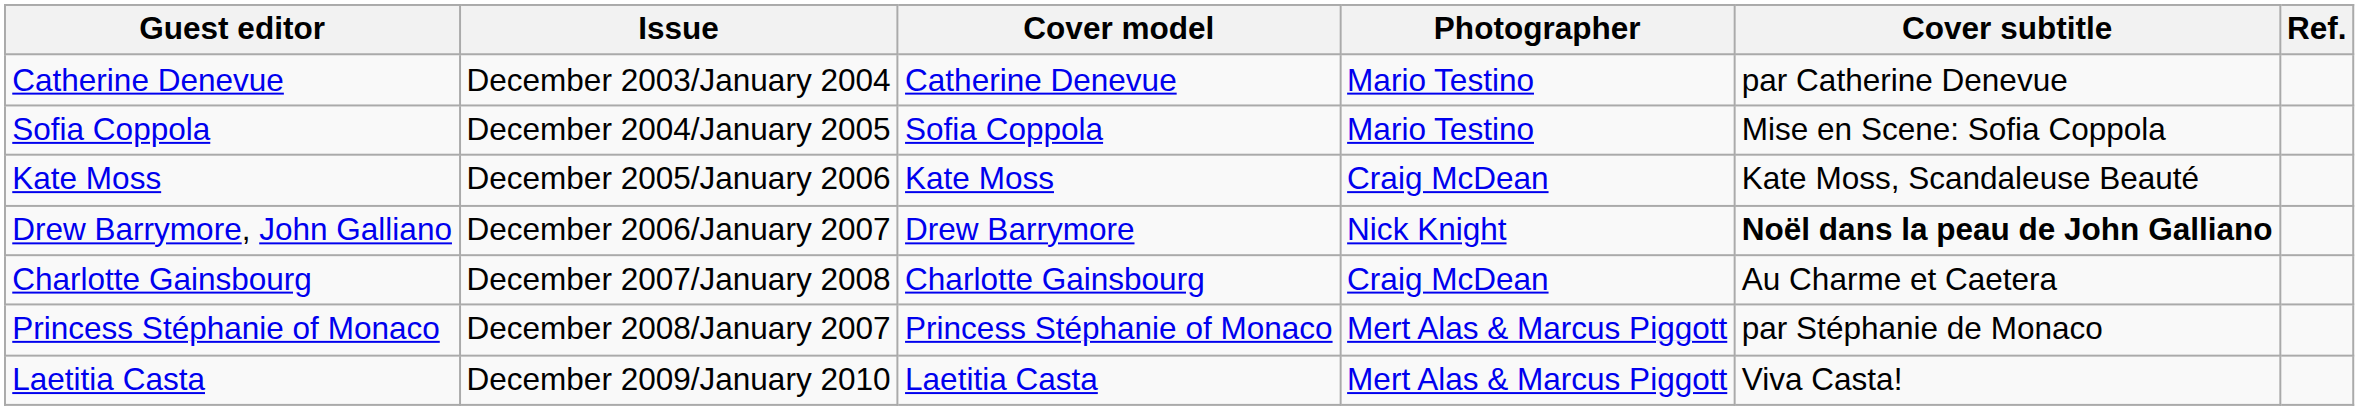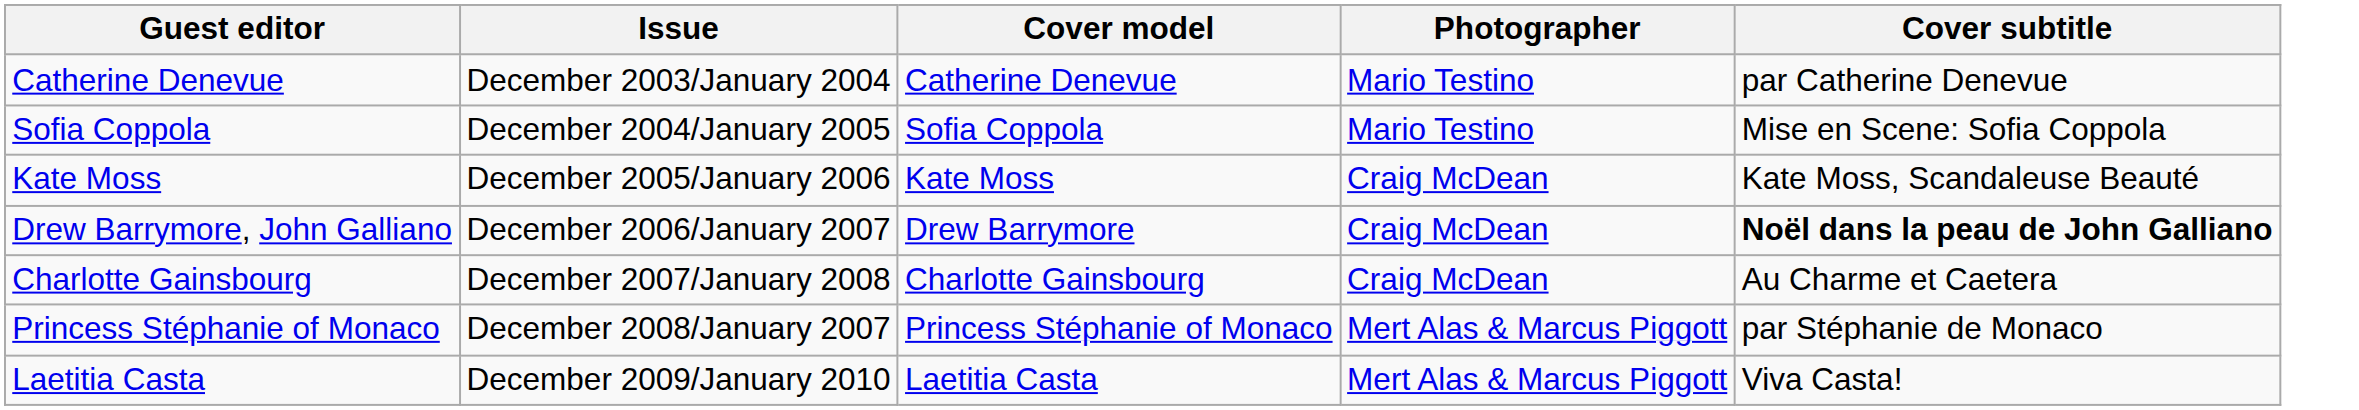- column: (2317, 29)
(1427, 229) Nick Knight -> (1448, 229) Craig McDean
